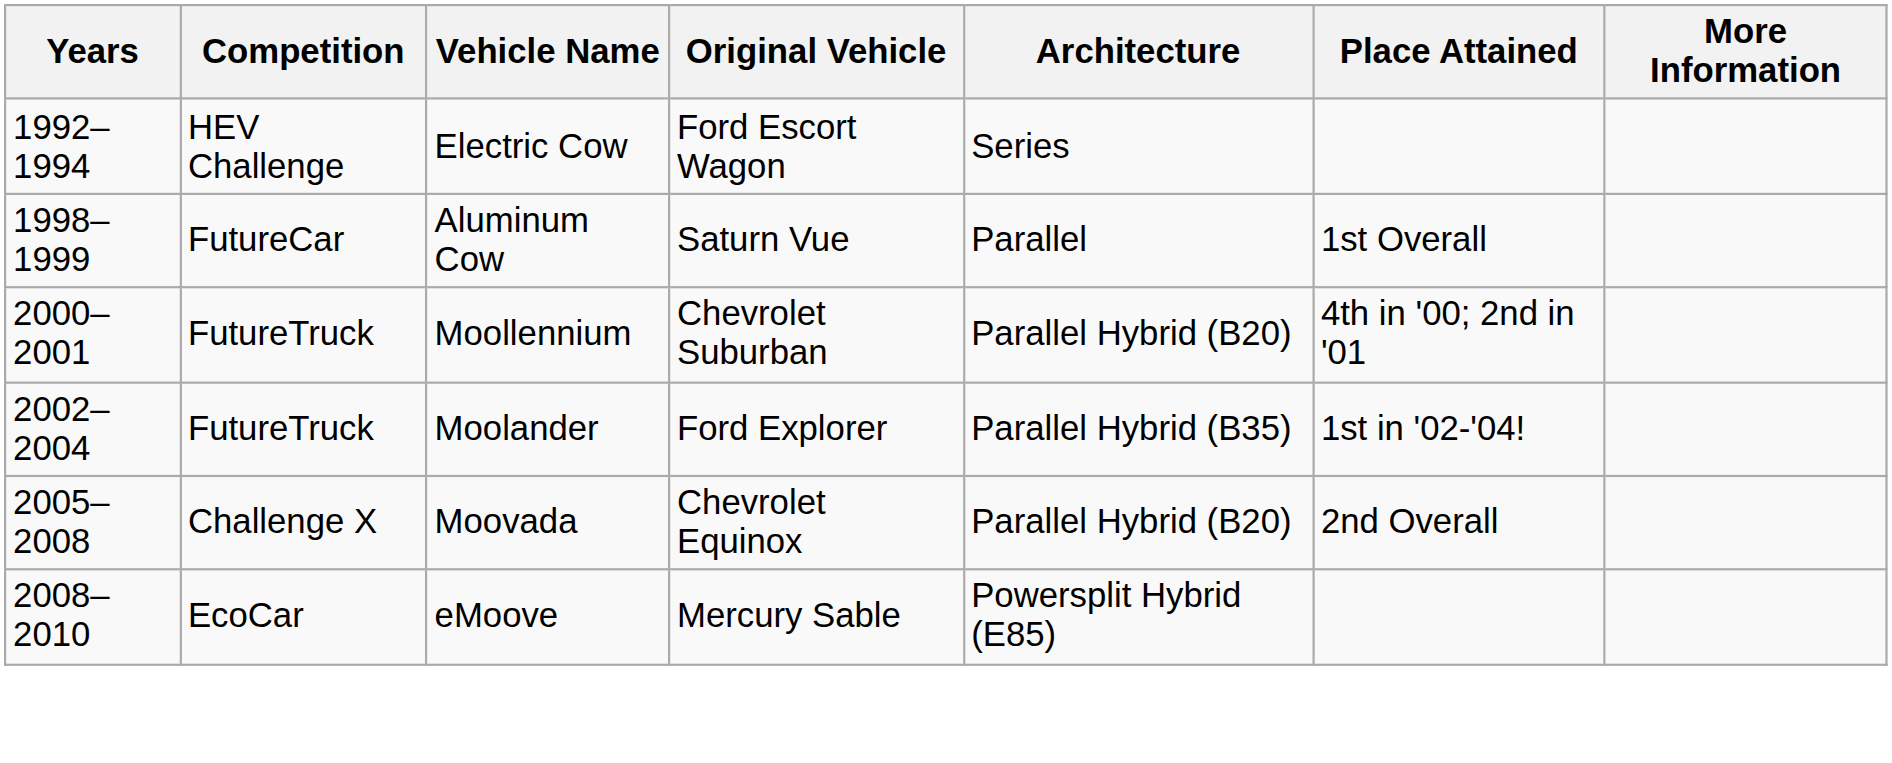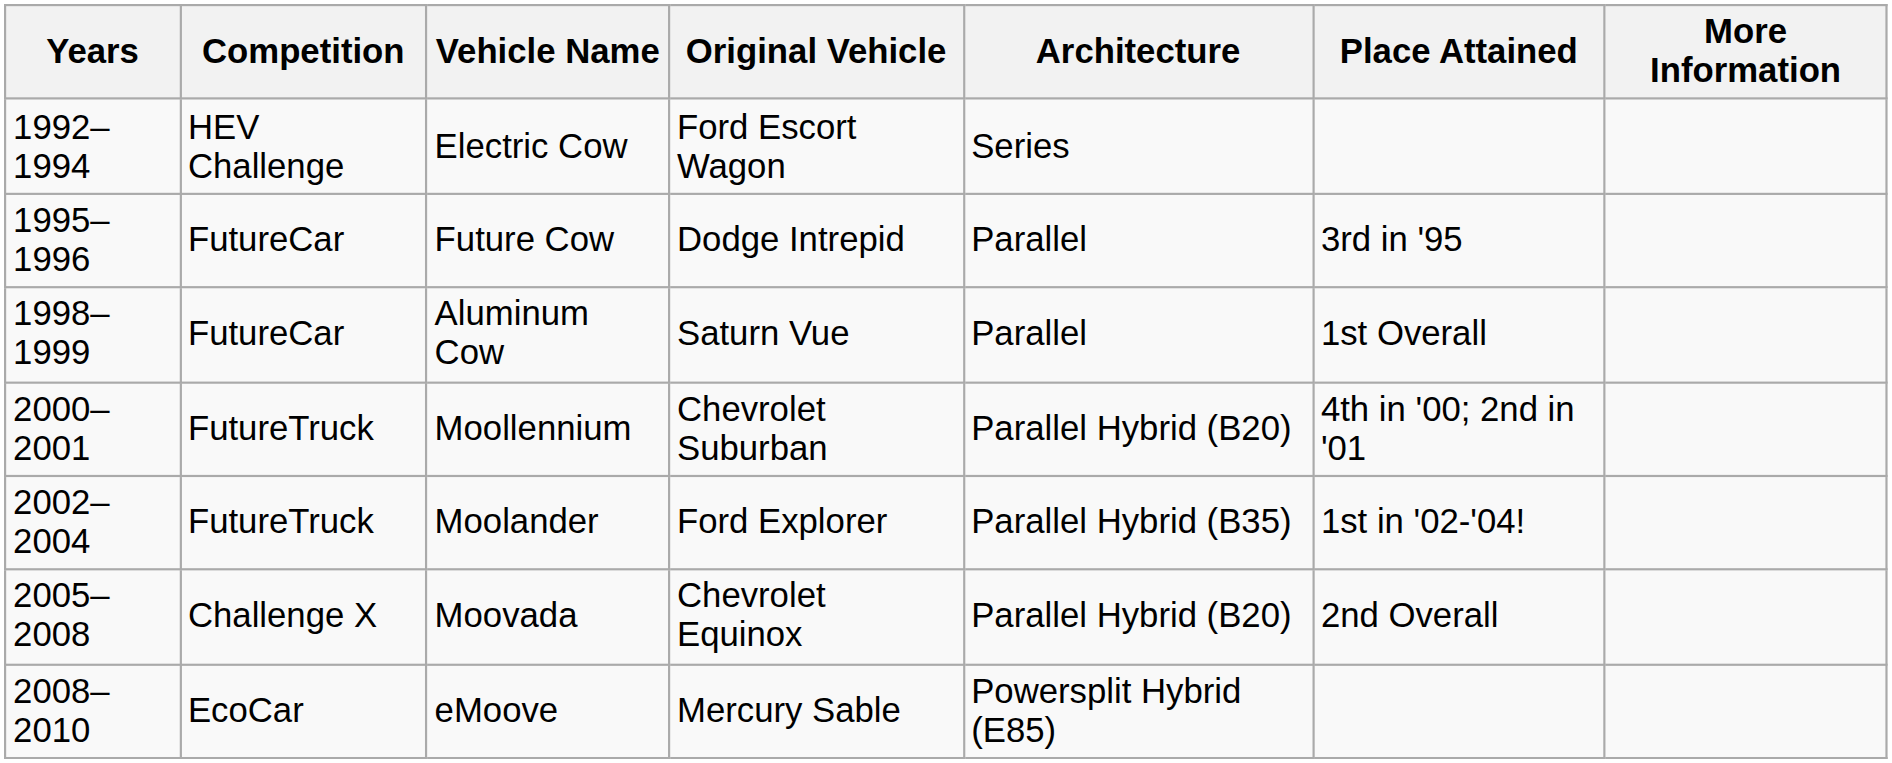+ row: (524, 239)
